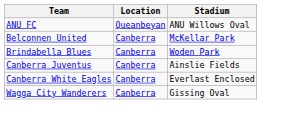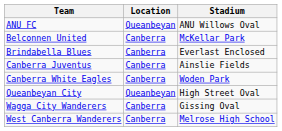(195, 52) Woden Park -> (222, 52) Everlast Enclosed
(212, 79) Everlast Enclosed -> (205, 79) Woden Park
+ row: (44, 92)
+ row: (64, 120)
